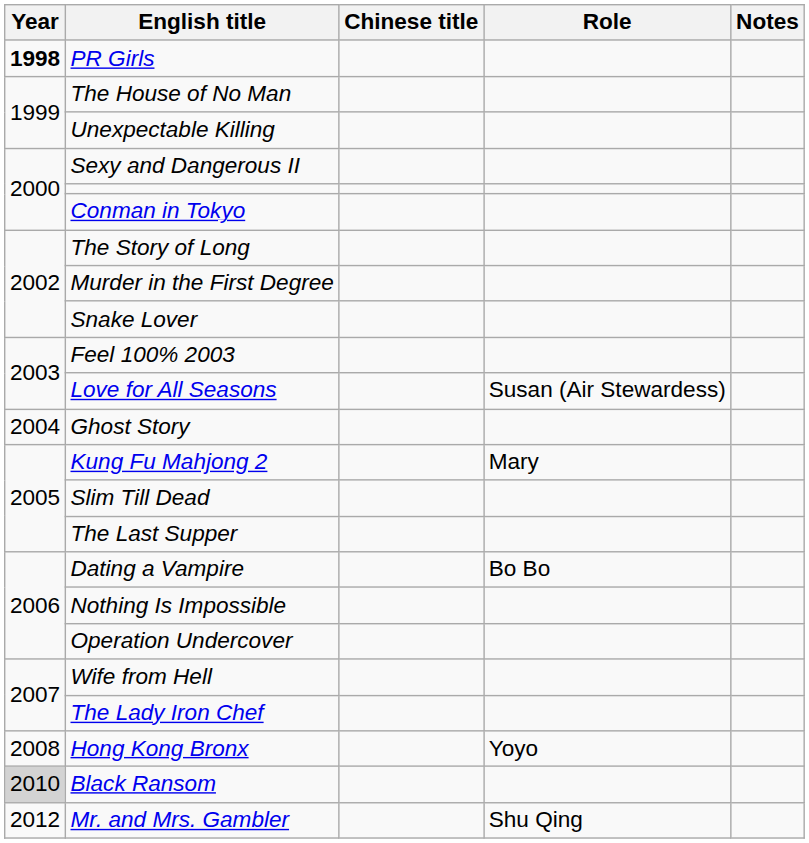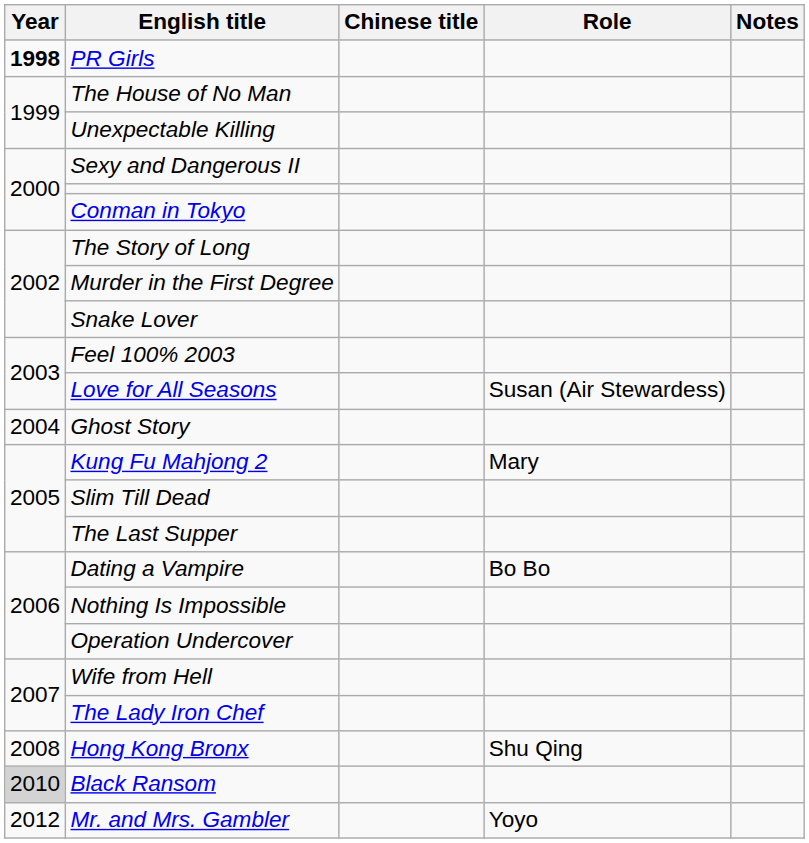(513, 748) Yoyo -> (536, 748) Shu Qing
(536, 819) Shu Qing -> (513, 819) Yoyo
